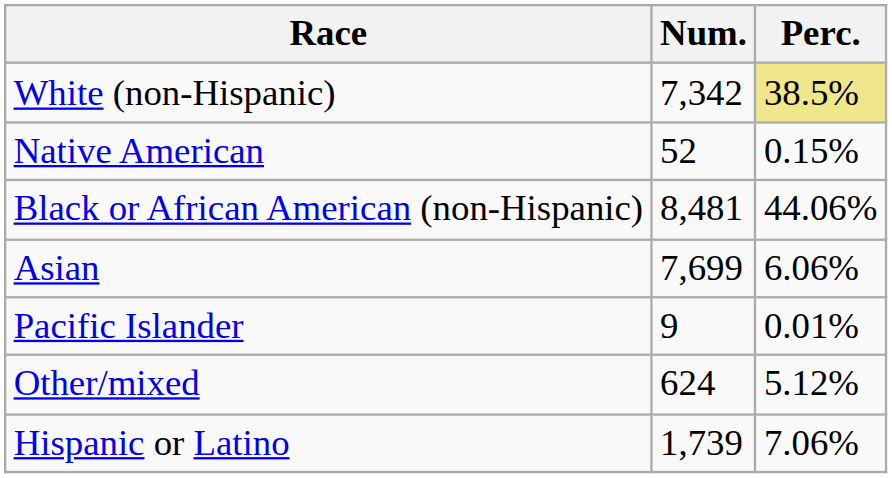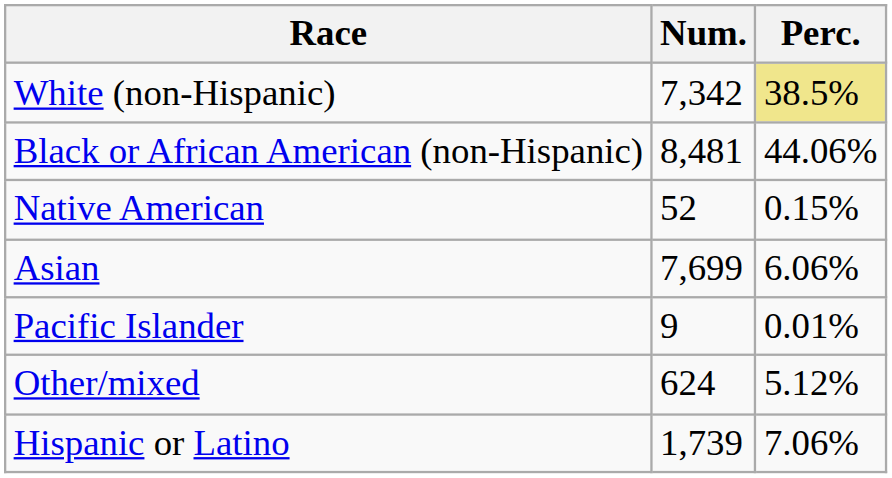rows swapped: (328, 208) <-> (139, 150)
